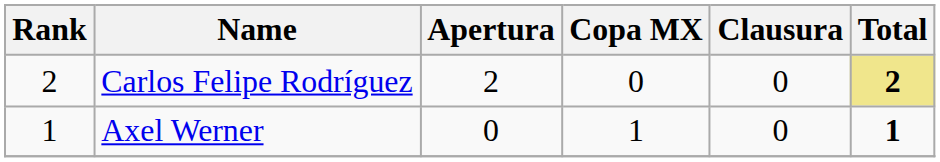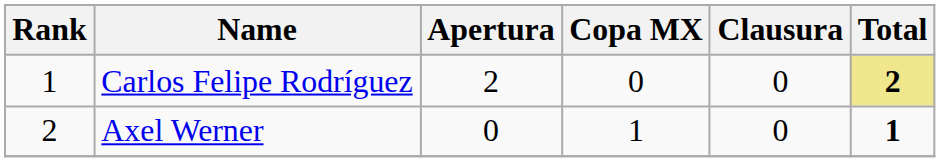(49, 80) 2 -> (49, 80) 1
(49, 130) 1 -> (49, 130) 2
